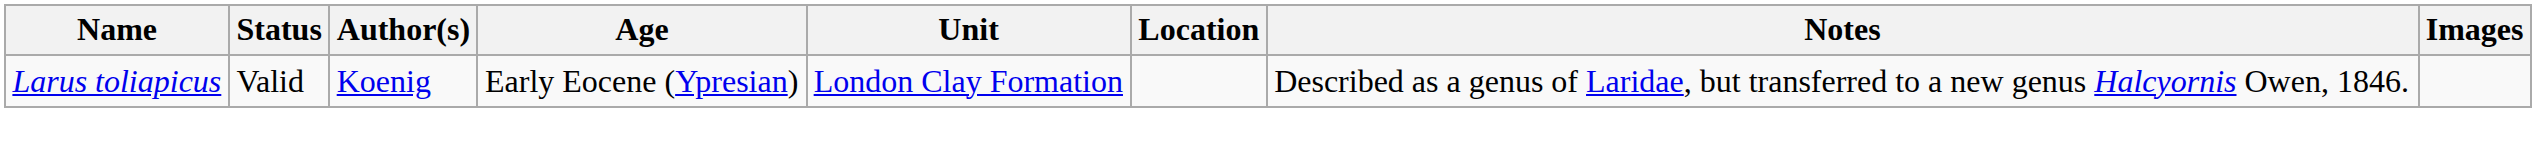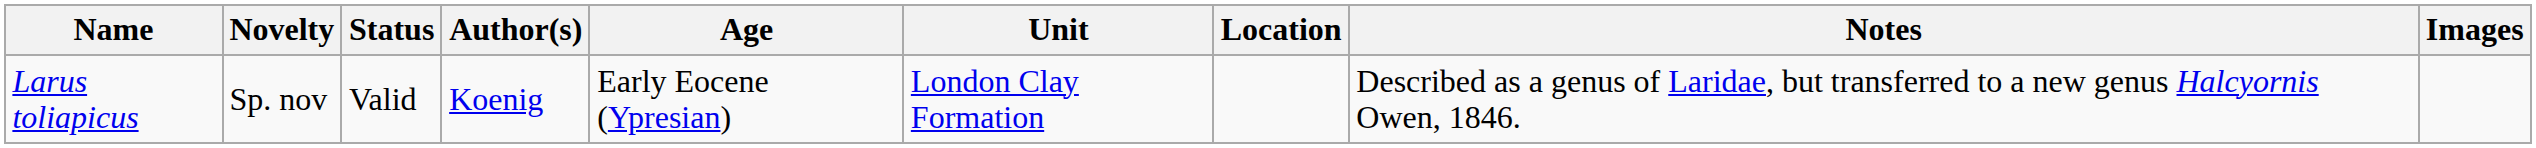+ column: (282, 29)
